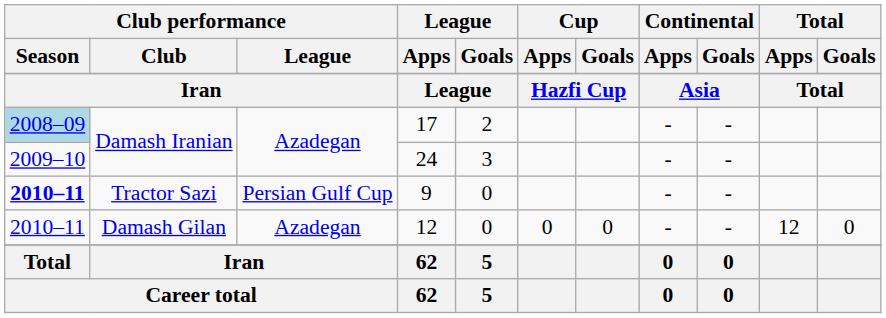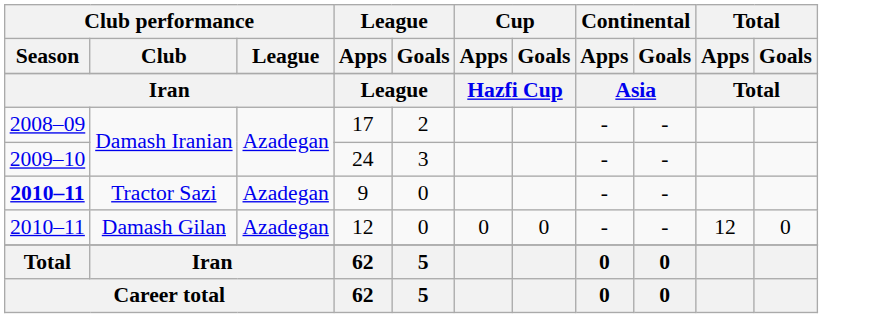(47, 124) lightblue background -> (47, 124) no background
(318, 192) Persian Gulf Cup -> (286, 192) Azadegan
